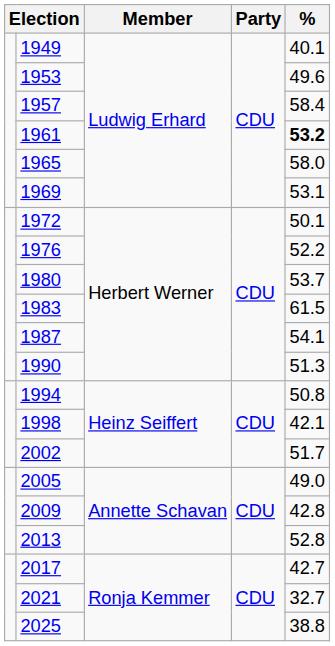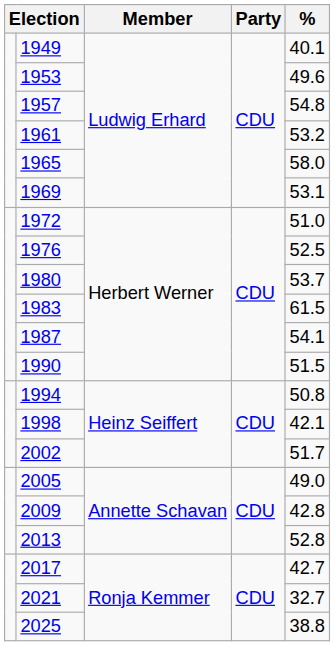(307, 105) 58.4 -> (307, 105) 54.8
(307, 134) bold -> (307, 134) normal
(307, 221) 50.1 -> (307, 221) 51.0
(307, 250) 52.2 -> (307, 250) 52.5
(307, 366) 51.3 -> (307, 366) 51.5
